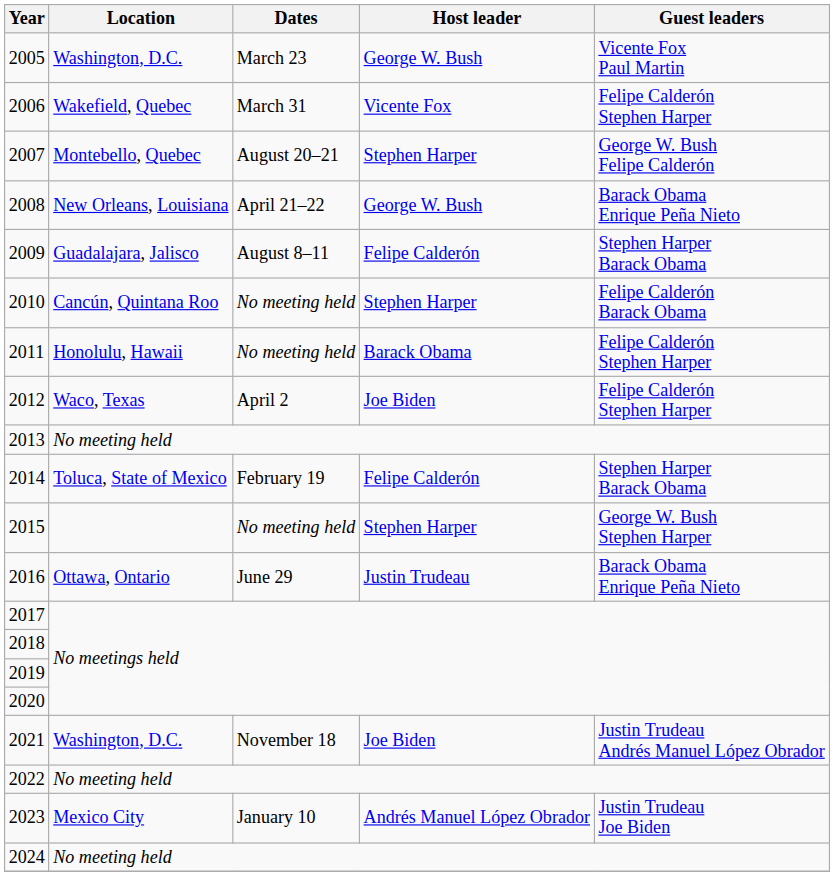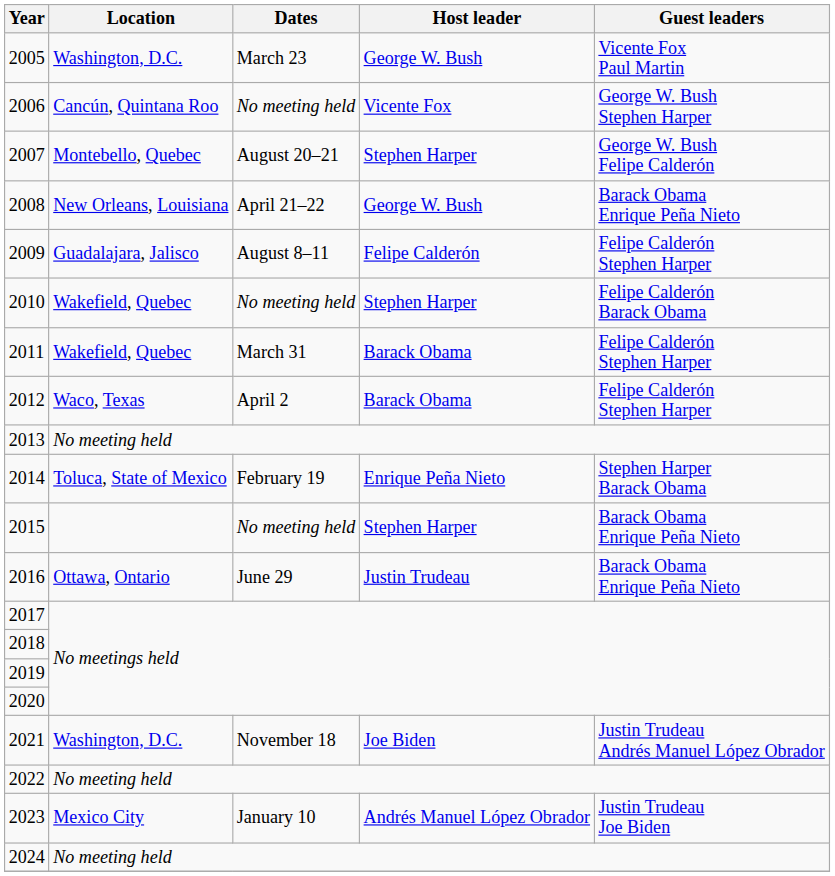(122, 106) Wakefield, Quebec -> (136, 106) Cancún, Quintana Roo
(272, 106) March 31 -> (296, 106) No meeting held
(656, 106) Felipe Calderón Stephen Harper -> (658, 106) George W. Bush Stephen Harper
(655, 253) Stephen Harper Barack Obama -> (656, 253) Felipe Calderón Stephen Harper
(136, 302) Cancún, Quintana Roo -> (122, 302) Wakefield, Quebec
(118, 351) Honolulu, Hawaii -> (122, 351) Wakefield, Quebec
(296, 351) No meeting held -> (272, 351) March 31
(400, 400) Joe Biden -> (418, 400) Barack Obama
(422, 478) Felipe Calderón -> (434, 478) Enrique Peña Nieto
(658, 527) George W. Bush Stephen Harper -> (669, 527) Barack Obama Enrique Peña Nieto
